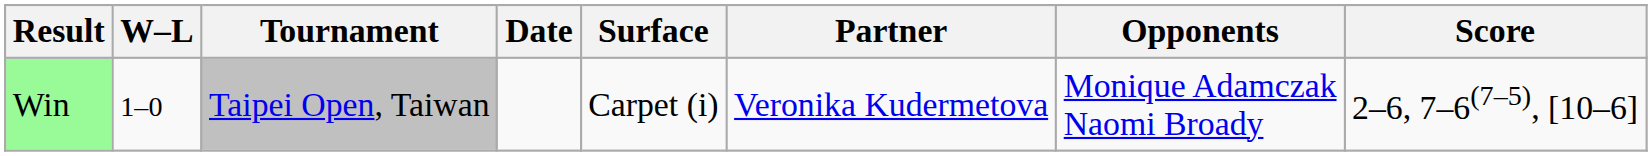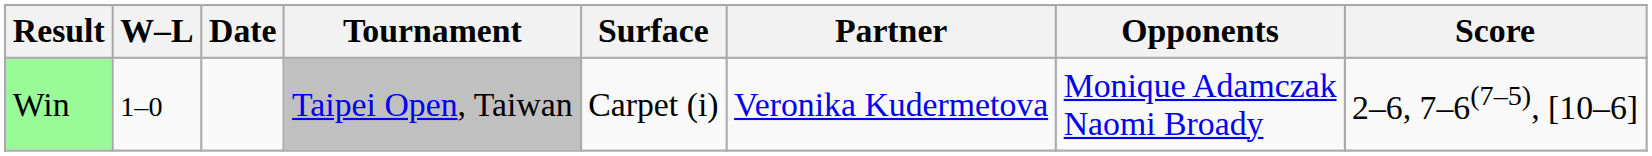columns swapped: (539, 31) <-> (349, 31)
